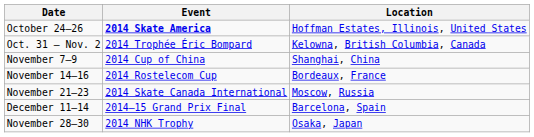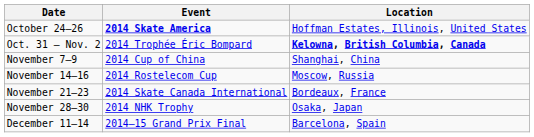(389, 44) normal -> (389, 44) bold
(339, 76) Bordeaux, France -> (333, 76) Moscow, Russia
(333, 92) Moscow, Russia -> (339, 92) Bordeaux, France
rows swapped: (48, 124) <-> (48, 108)
